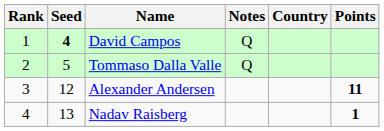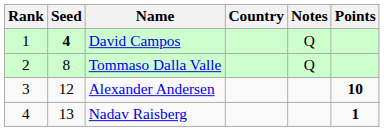columns swapped: (300, 16) <-> (247, 16)
(66, 65) 5 -> (66, 65) 8
(355, 89) 11 -> (355, 89) 10
